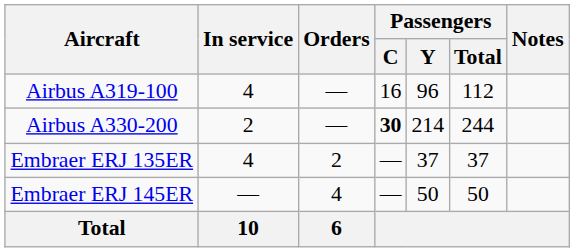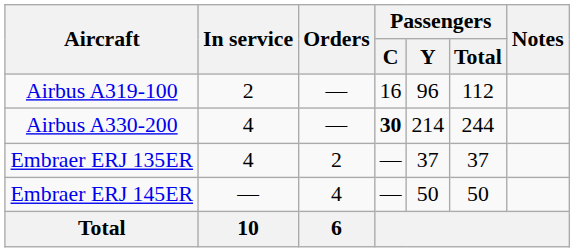(248, 90) 4 -> (248, 90) 2
(248, 125) 2 -> (248, 125) 4
